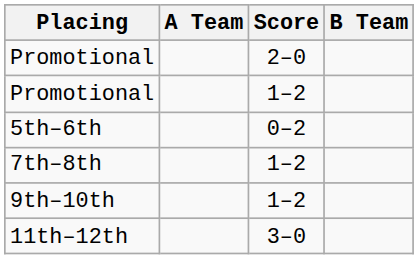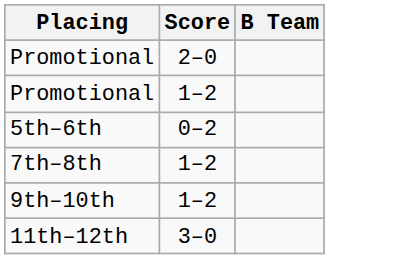- column: (204, 23)
